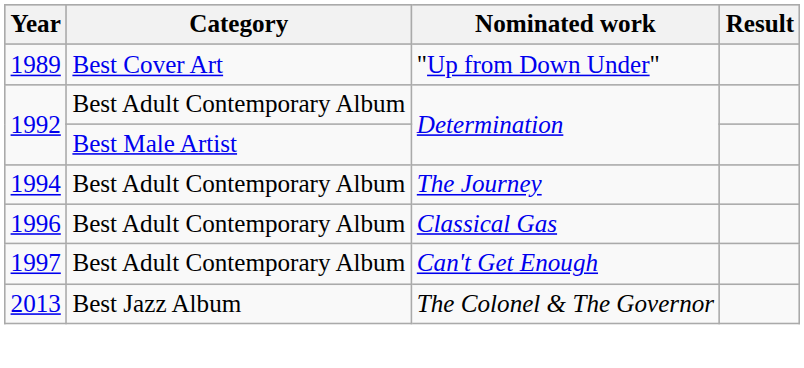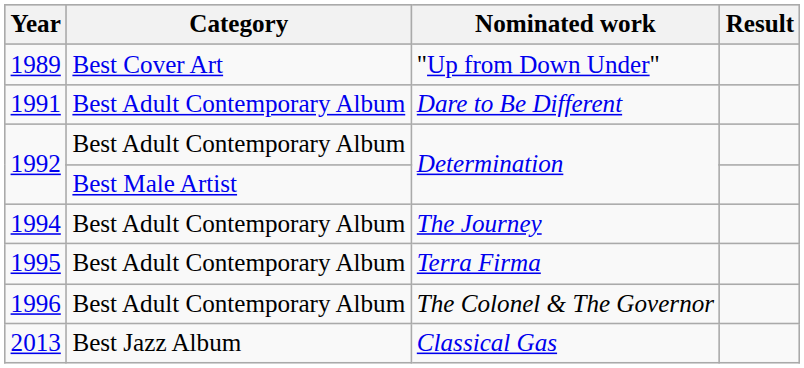+ row: (36, 104)
+ row: (36, 263)
(487, 223) Classical Gas -> (565, 303) The Colonel & The Governor
- row: (36, 263)
(565, 303) The Colonel & The Governor -> (487, 343) Classical Gas
